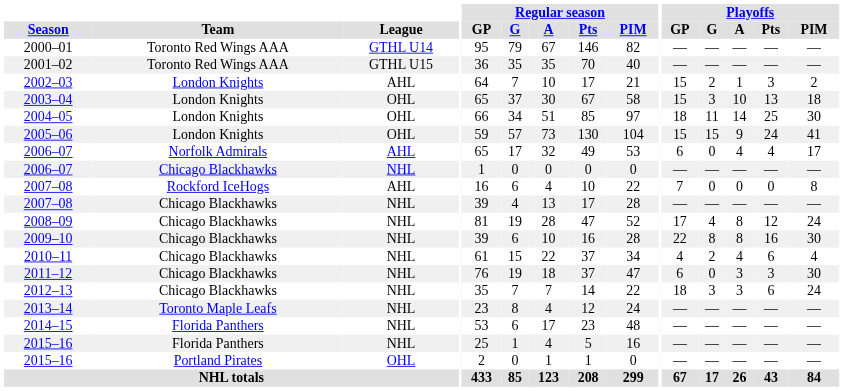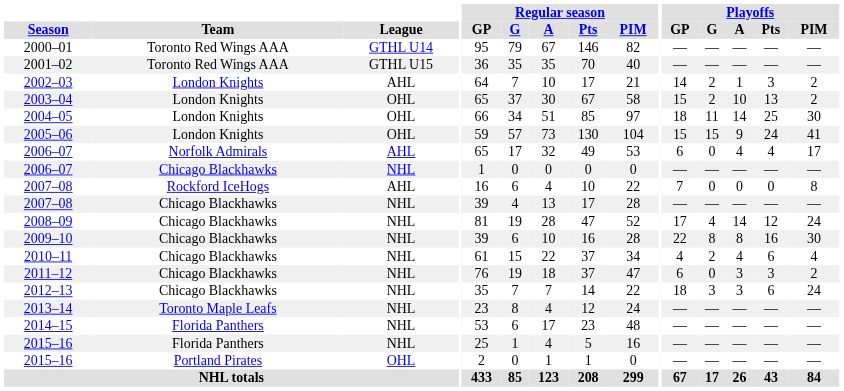(680, 82) 15 -> (680, 82) 14
(712, 99) 3 -> (712, 99) 2
(814, 99) 18 -> (814, 99) 2
(739, 221) 8 -> (739, 221) 14
(814, 273) 30 -> (814, 273) 2
